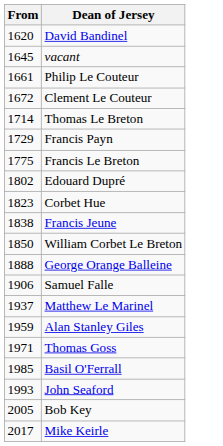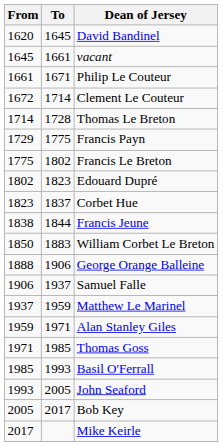+ column: (58, 14)
